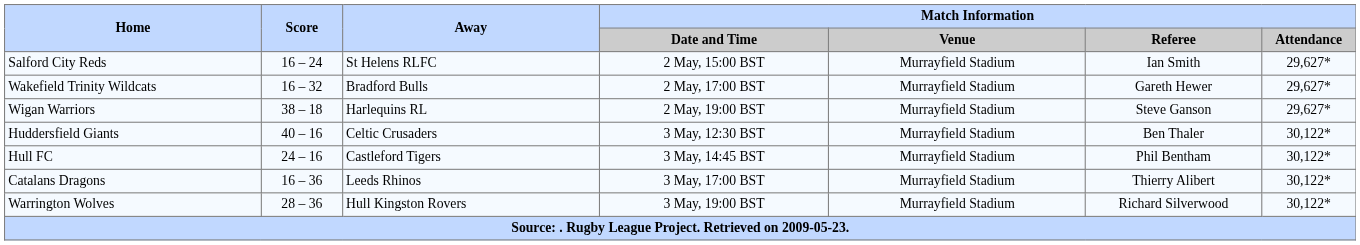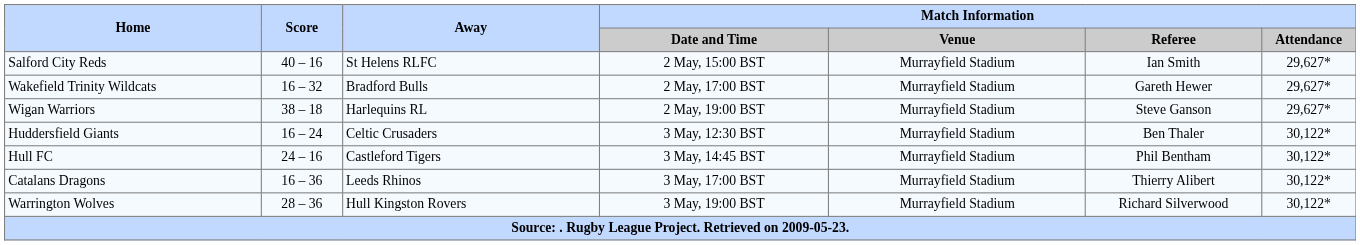(302, 63) 16 – 24 -> (302, 63) 40 – 16
(302, 133) 40 – 16 -> (302, 133) 16 – 24
